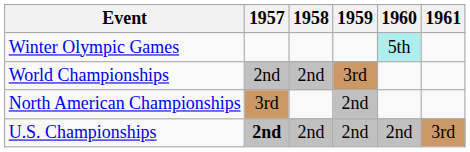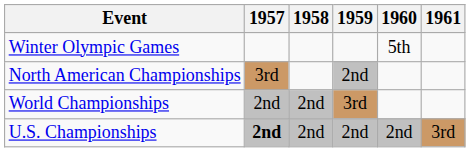(399, 47) paleturquoise background -> (399, 47) no background
rows swapped: (89, 75) <-> (125, 103)
